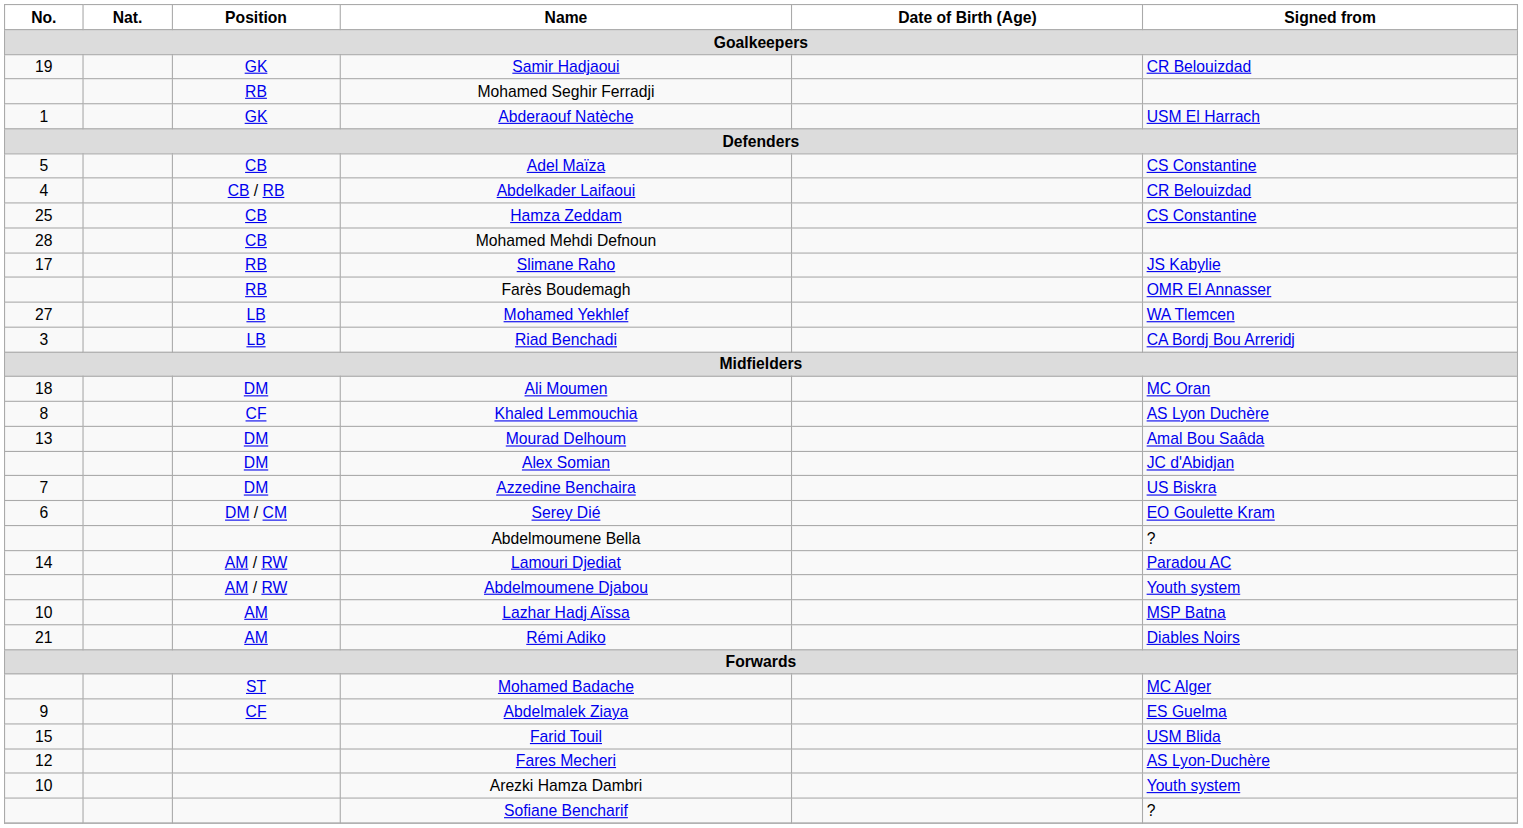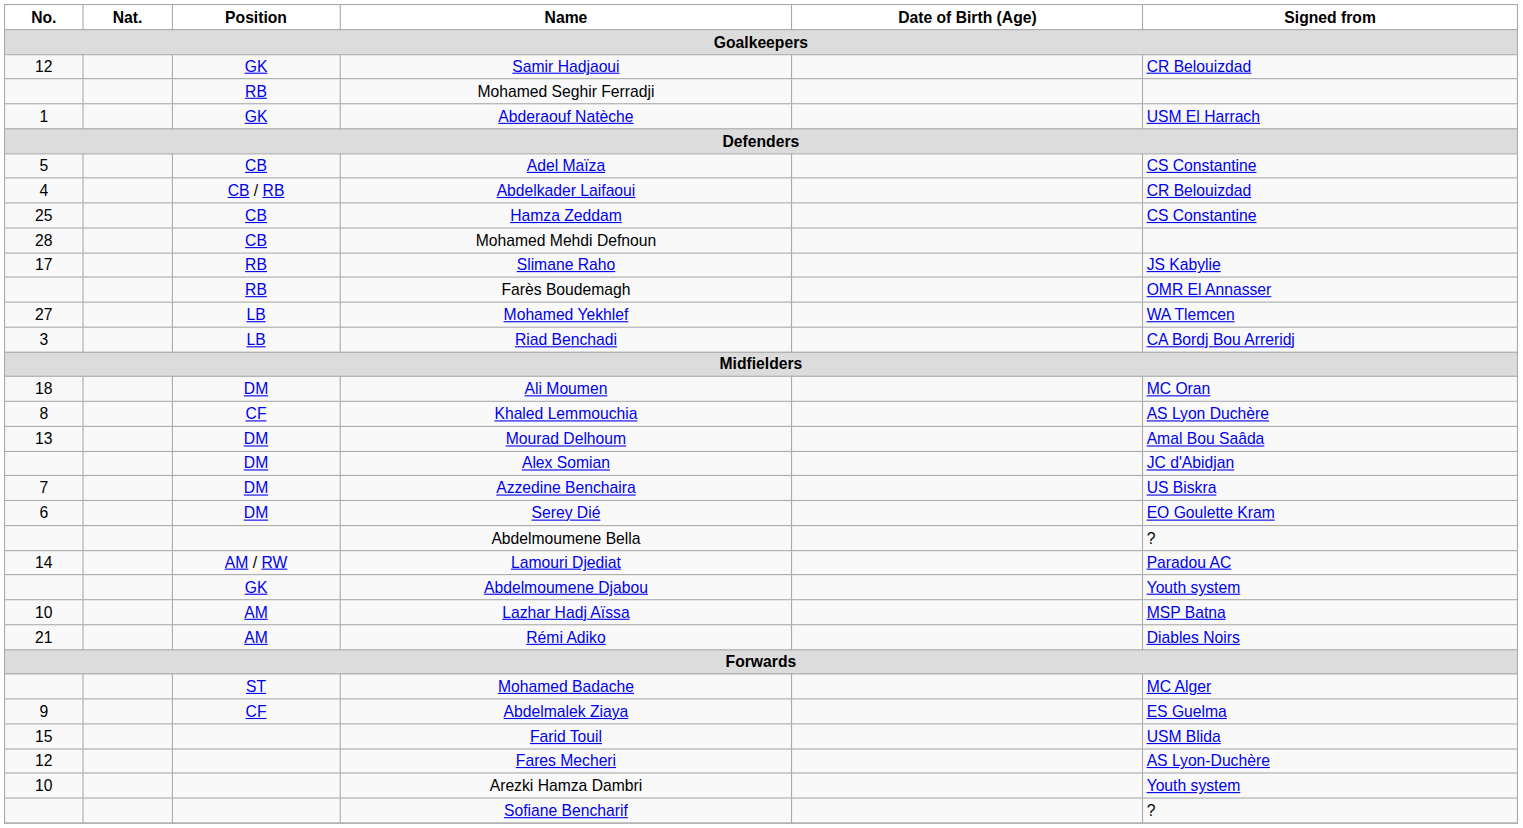(44, 67) 19 -> (44, 67) 12
(256, 513) DM / CM -> (256, 513) DM
(256, 588) AM / RW -> (256, 588) GK
